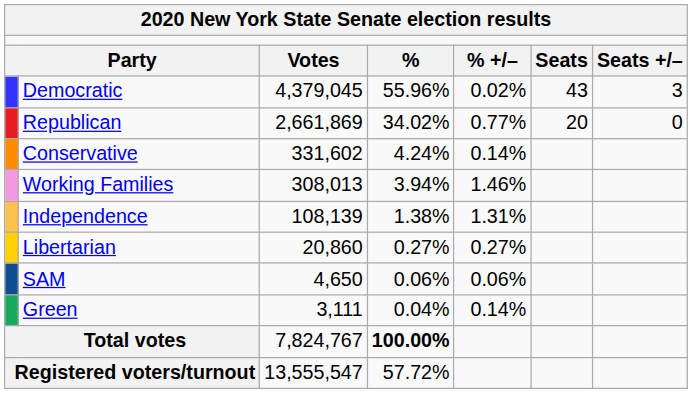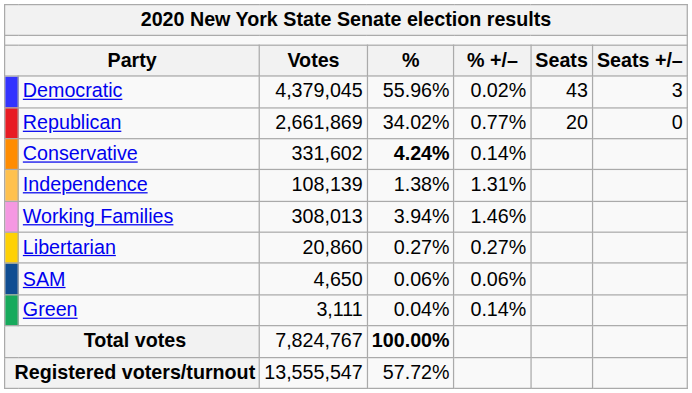(422, 154) normal -> (422, 154) bold
rows swapped: (98, 185) <-> (85, 216)
